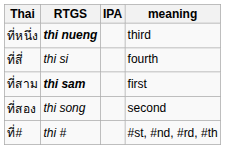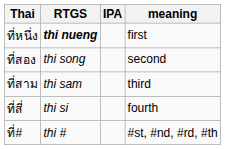(139, 35) third -> (137, 35) first
rows swapped: (22, 108) <-> (15, 60)
(64, 84) bold -> (63, 84) normal
(137, 84) first -> (139, 84) third
